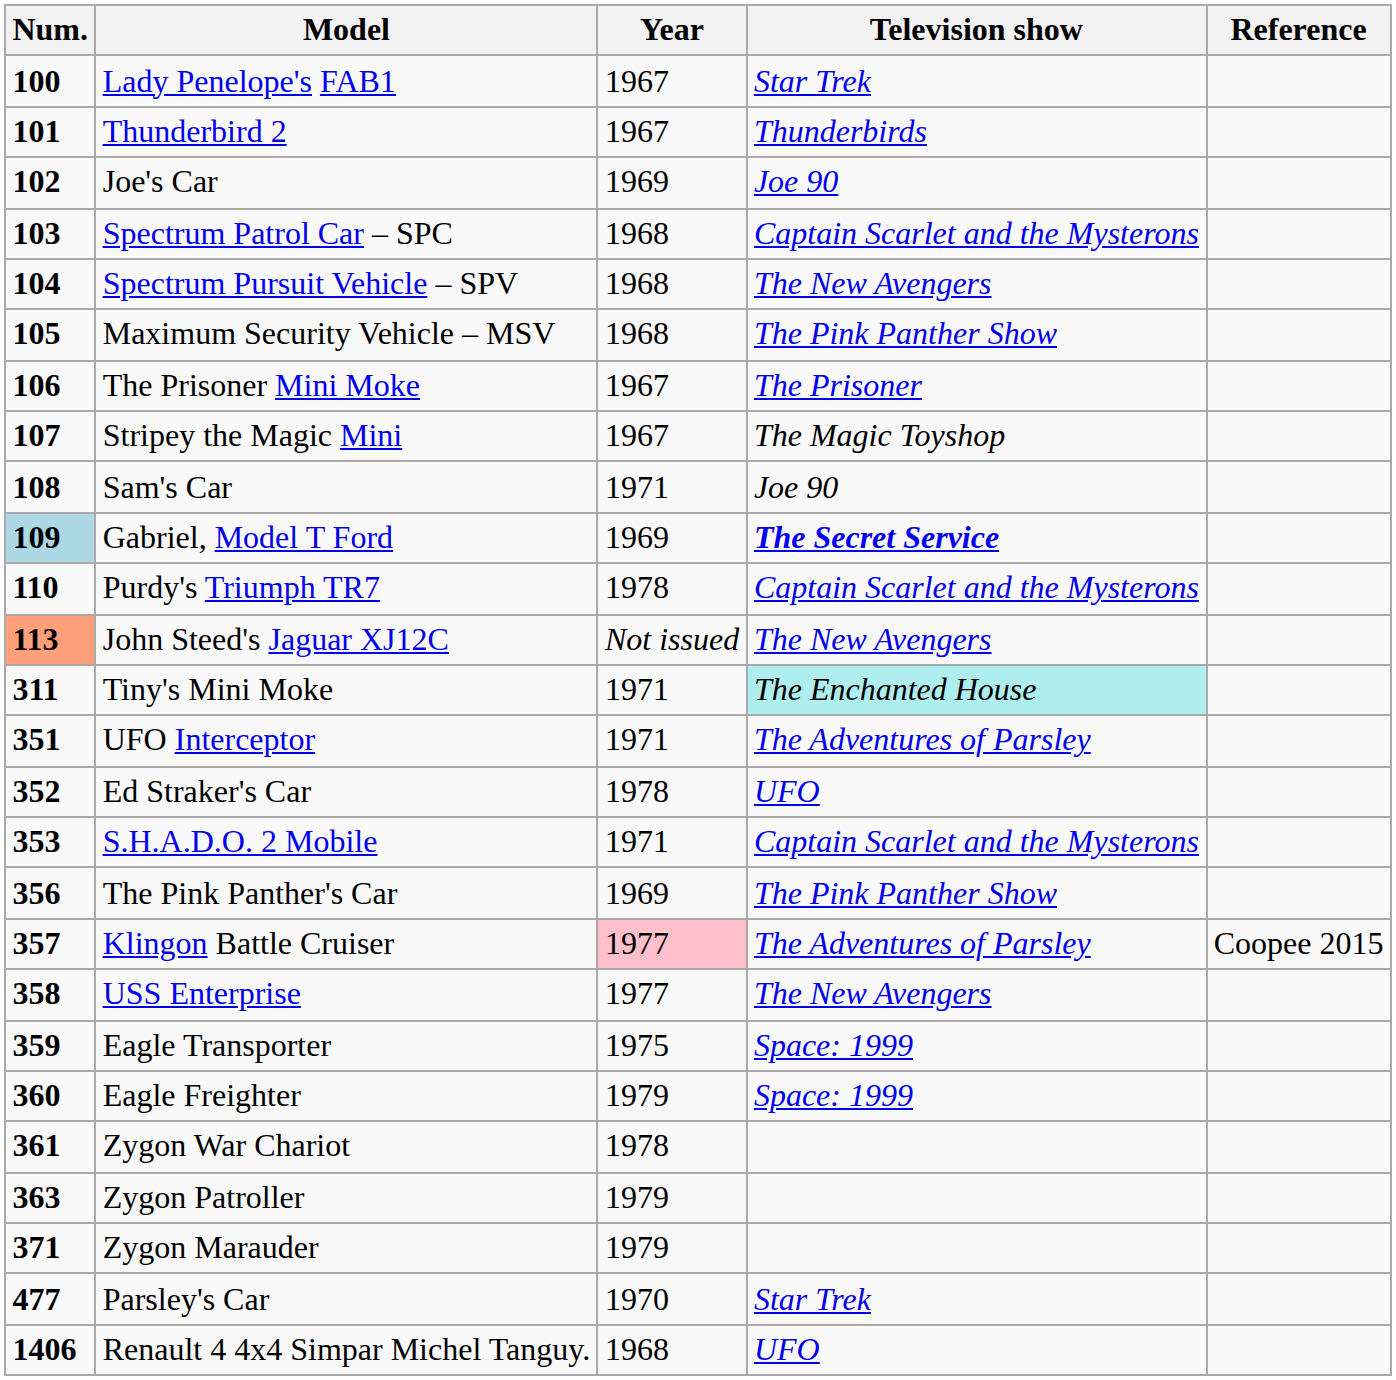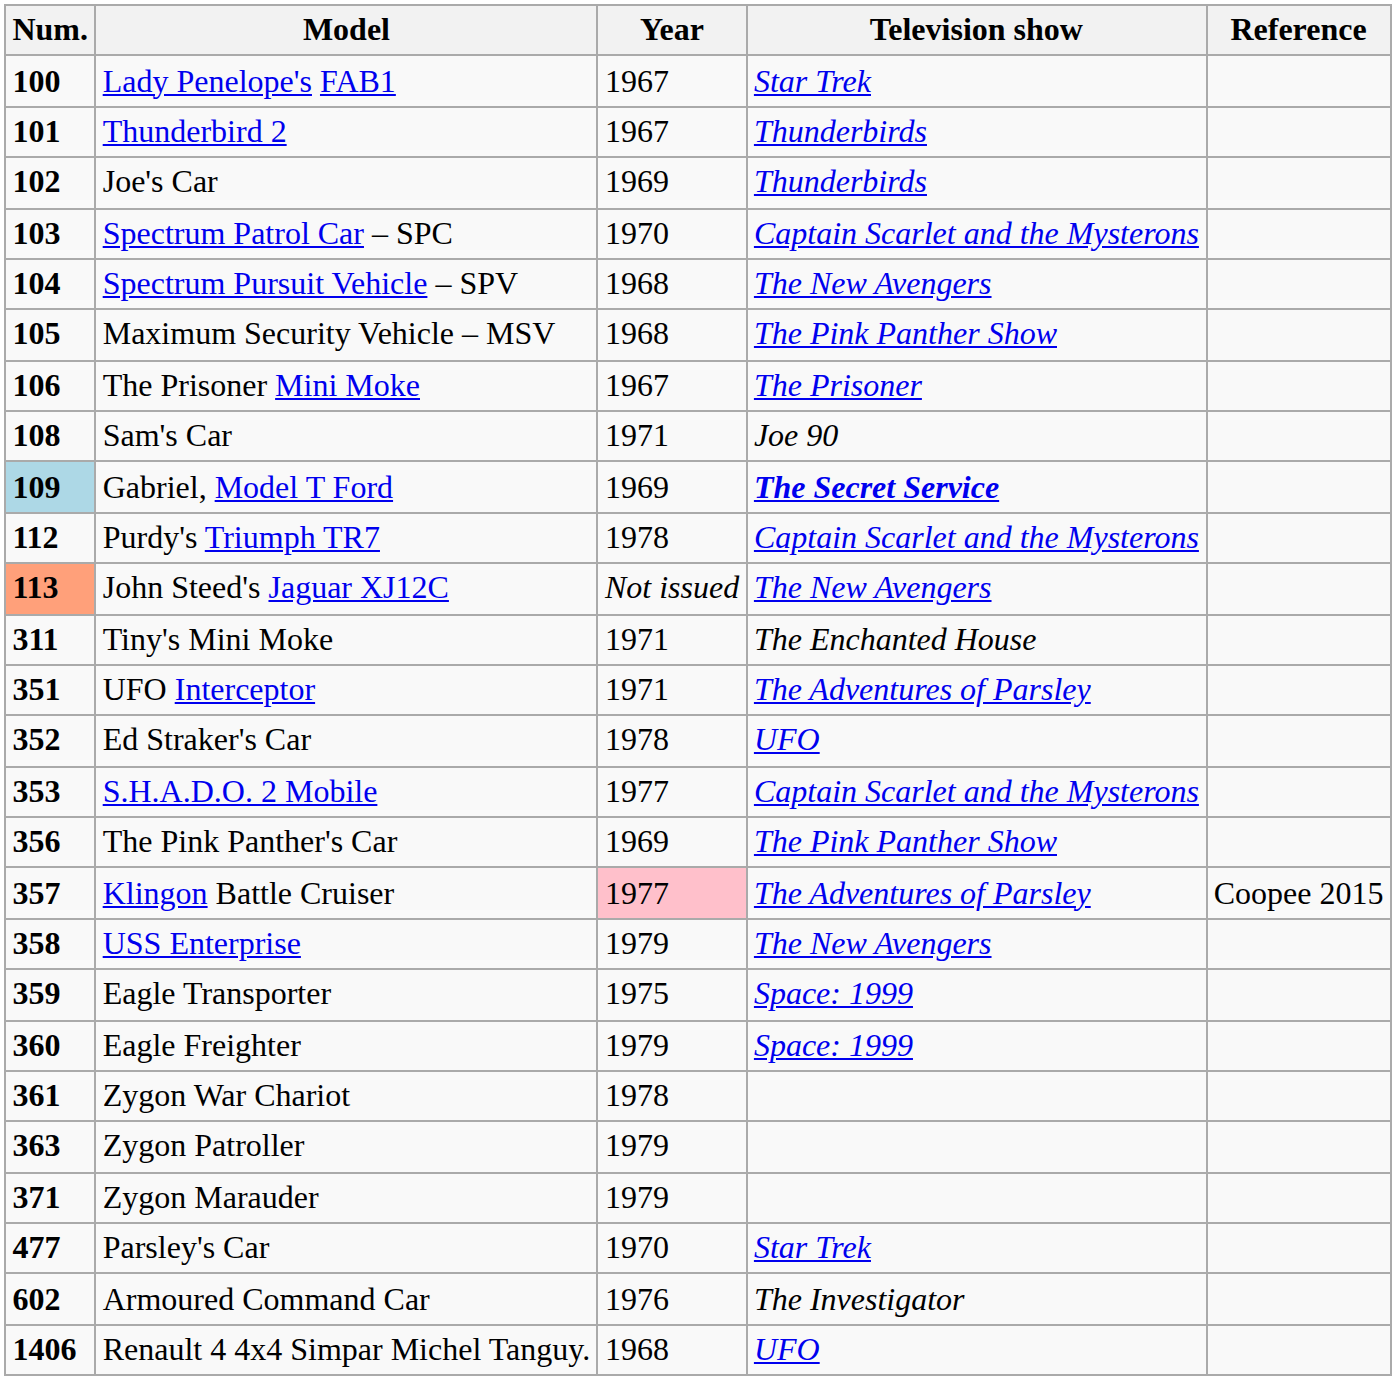(796, 182) Joe 90 -> (840, 182) Thunderbirds
(637, 232) 1968 -> (637, 232) 1970
- row: (252, 435)
(36, 588) 110 -> (36, 537) 112
(895, 689) paleturquoise background -> (895, 638) no background
(637, 841) 1971 -> (637, 791) 1977
(637, 994) 1977 -> (637, 943) 1979
+ row: (266, 1298)
